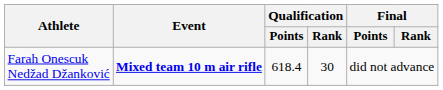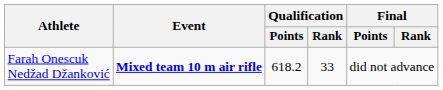(286, 66) 618.4 -> (286, 66) 618.2
(327, 66) 30 -> (327, 66) 33
